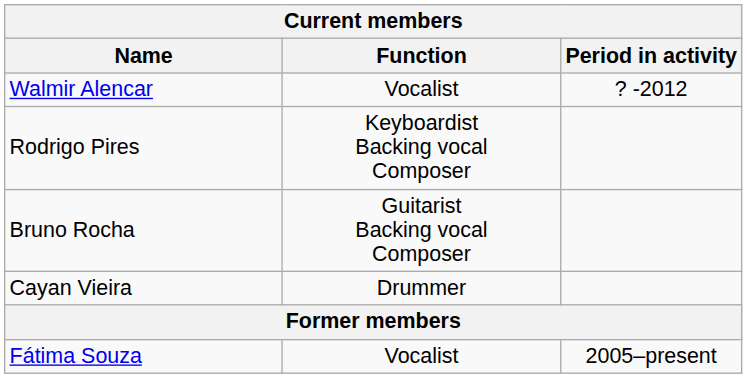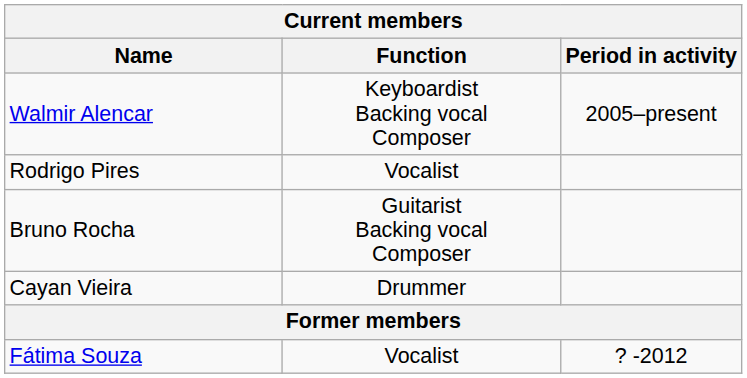(421, 89) Vocalist -> (421, 113) Keyboardist Backing vocal Composer
(651, 89) ? -2012 -> (651, 113) 2005–present
(421, 147) Keyboardist Backing vocal Composer -> (421, 171) Vocalist
(651, 355) 2005–present -> (651, 355) ? -2012
